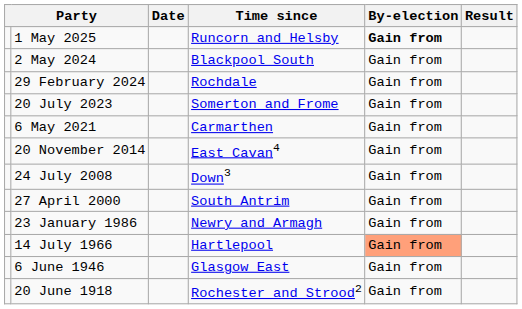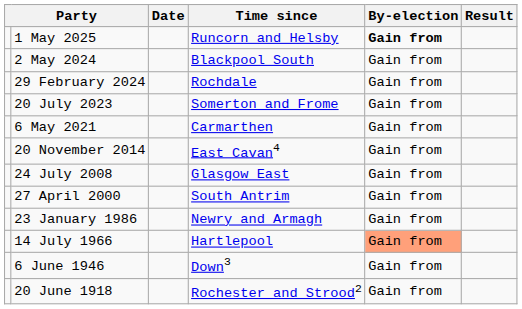(211, 177) Down3 -> (240, 175) Glasgow East
(240, 267) Glasgow East -> (211, 266) Down3
